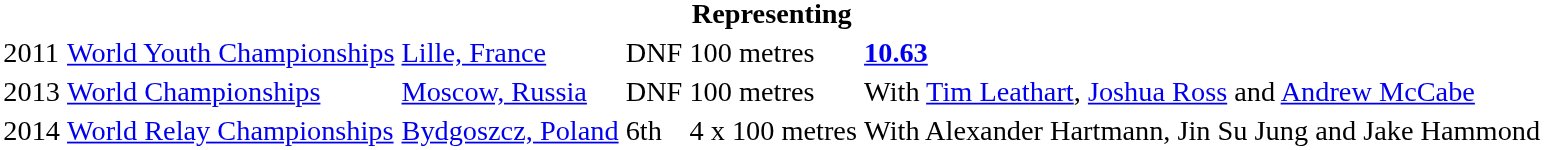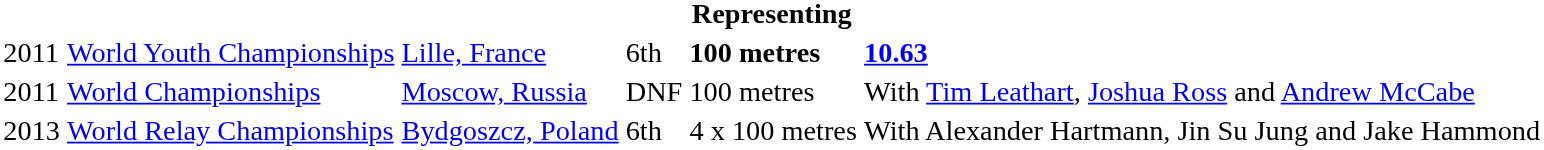(654, 52) DNF -> (644, 52) 6th
(752, 52) normal -> (755, 52) bold
(32, 91) 2013 -> (31, 91) 2011
(32, 130) 2014 -> (32, 130) 2013
